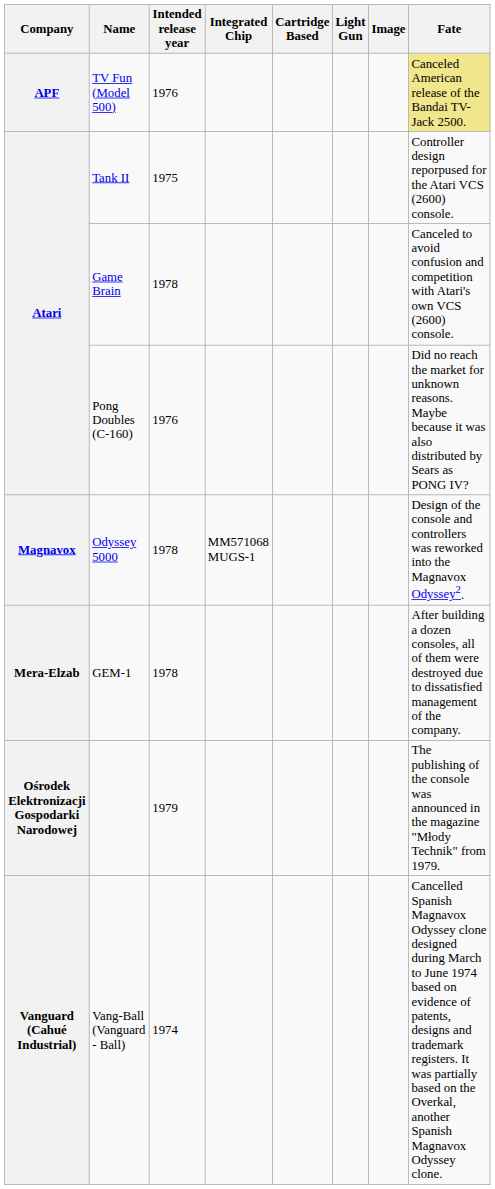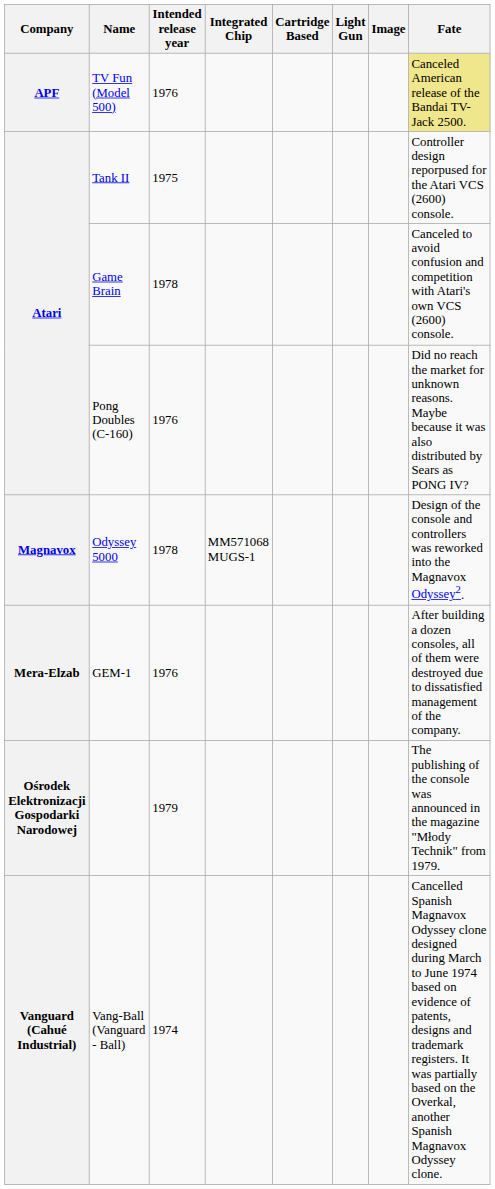(165, 672) 1978 -> (165, 672) 1976
